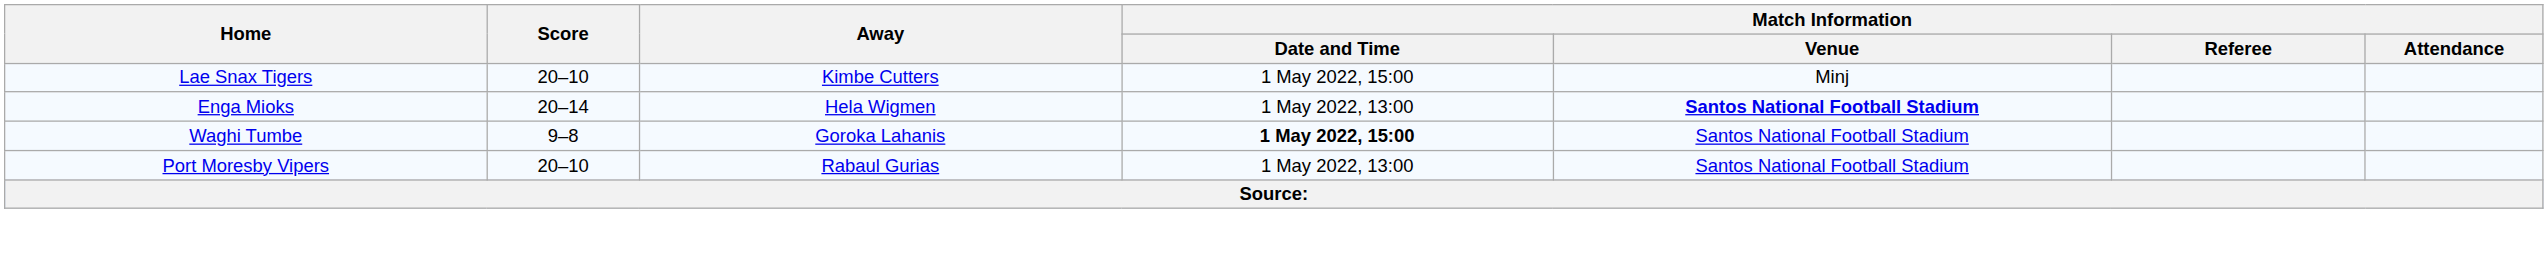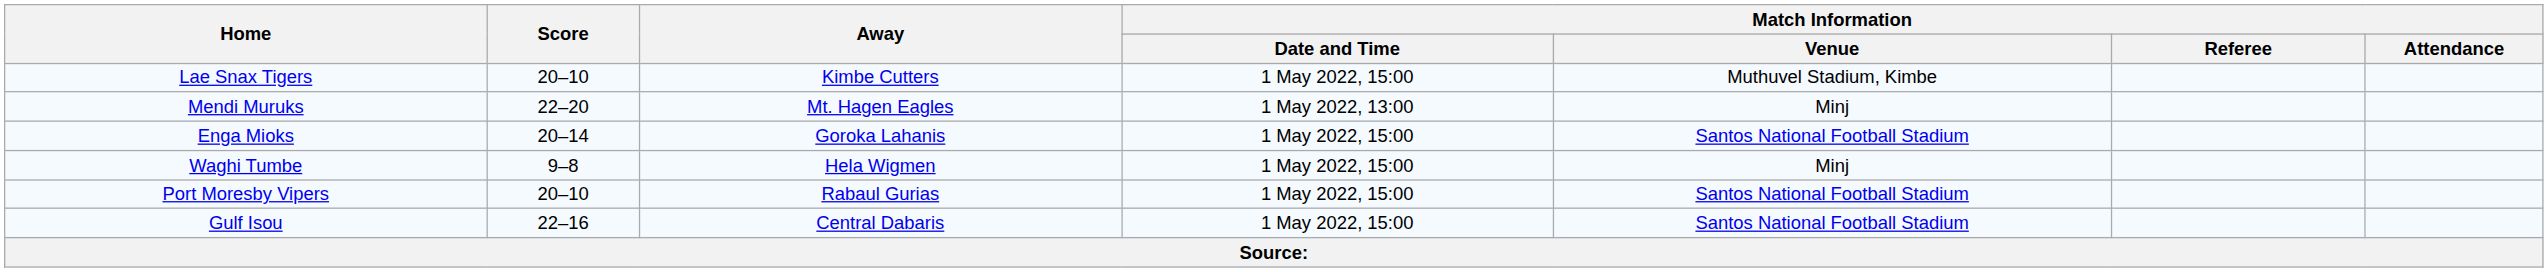(1832, 78) Minj -> (1832, 78) Muthuvel Stadium, Kimbe
+ row: (246, 107)
(880, 107) Hela Wigmen -> (880, 136) Goroka Lahanis
(1337, 107) 1 May 2022, 13:00 -> (1337, 136) 1 May 2022, 15:00
(1832, 107) bold -> (1832, 136) normal
(880, 136) Goroka Lahanis -> (880, 165) Hela Wigmen
(1337, 136) bold -> (1337, 165) normal
(1832, 136) Santos National Football Stadium -> (1832, 165) Minj
(1337, 165) 1 May 2022, 13:00 -> (1337, 194) 1 May 2022, 15:00
+ row: (246, 223)
